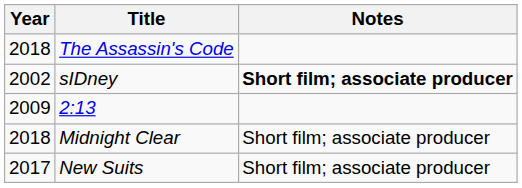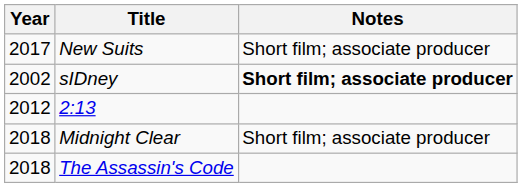rows swapped: (101, 167) <-> (146, 49)
(30, 108) 2009 -> (30, 108) 2012
